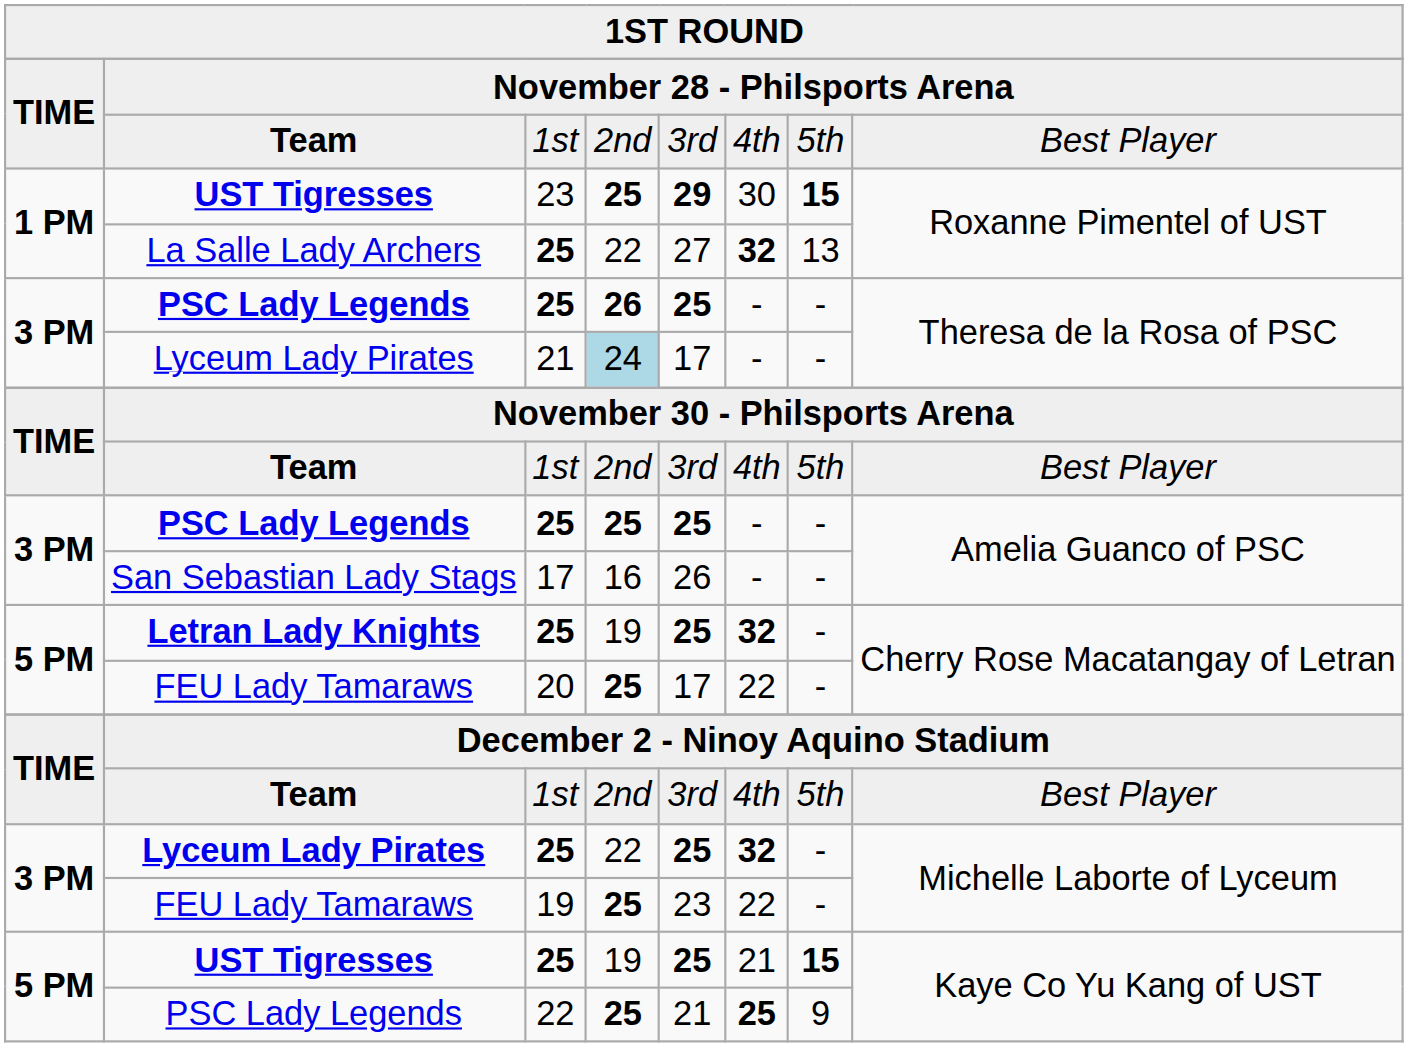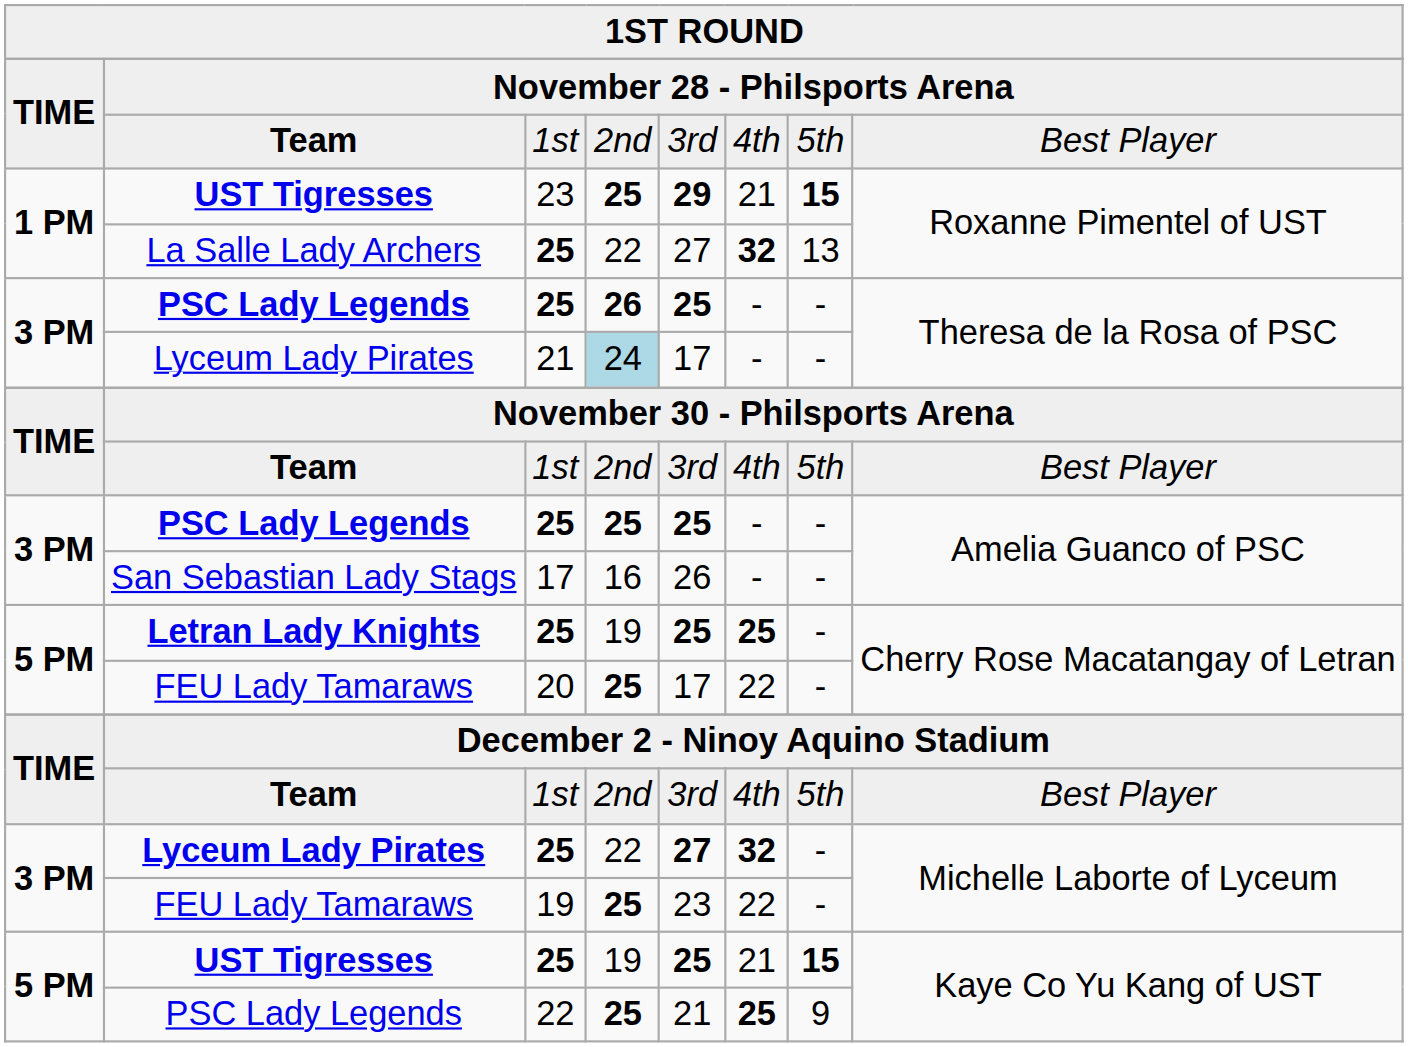(757, 195) 30 -> (757, 195) 21
(757, 631) 32 -> (757, 631) 25
(692, 850) 25 -> (692, 850) 27
